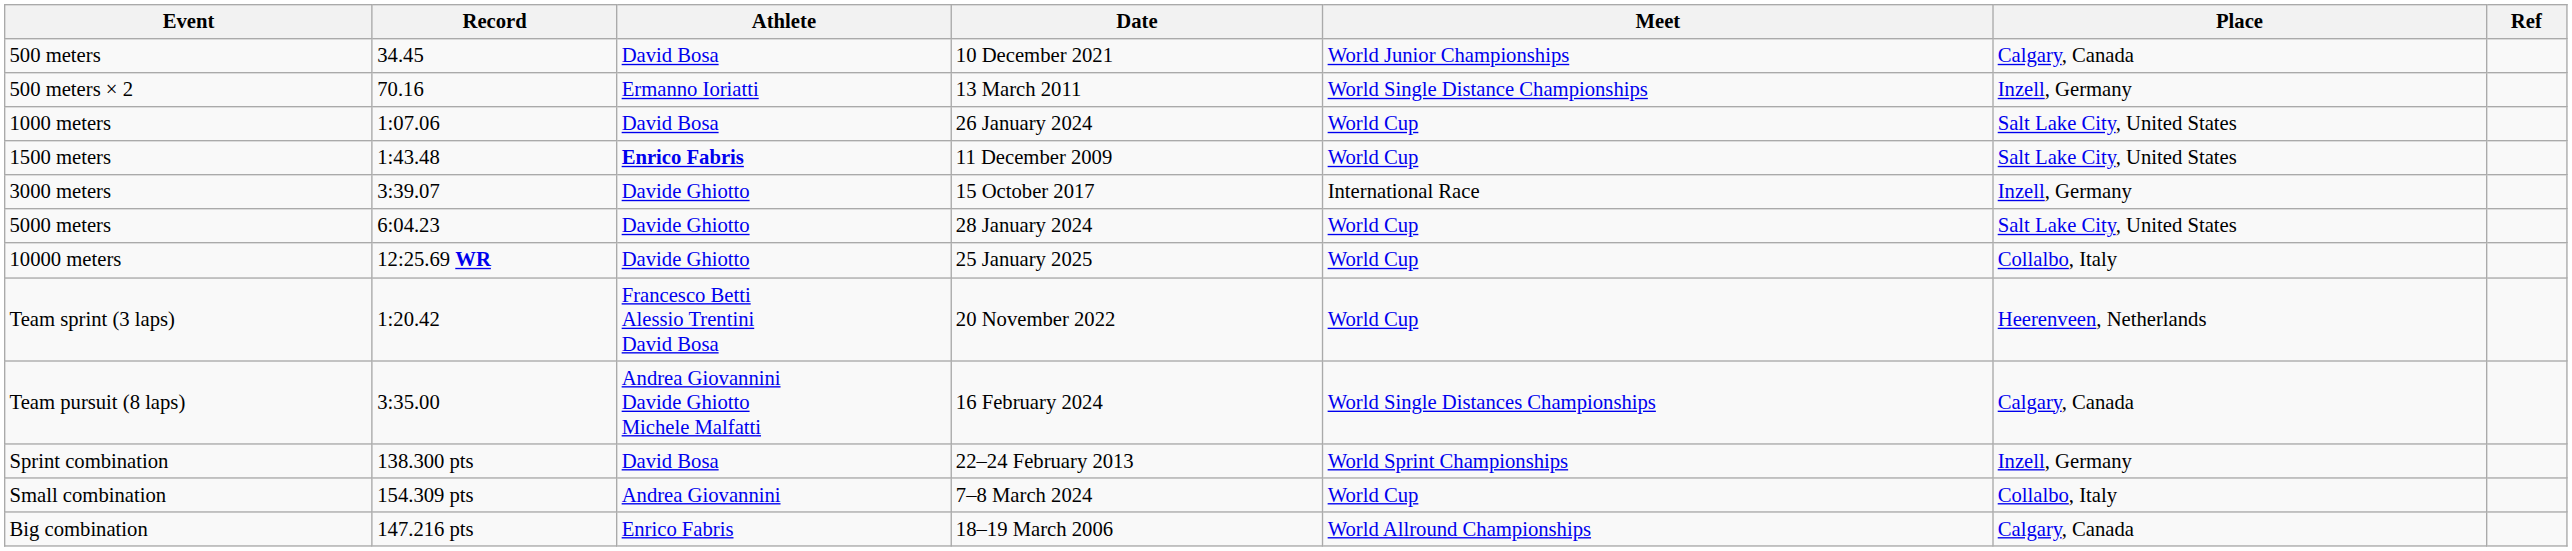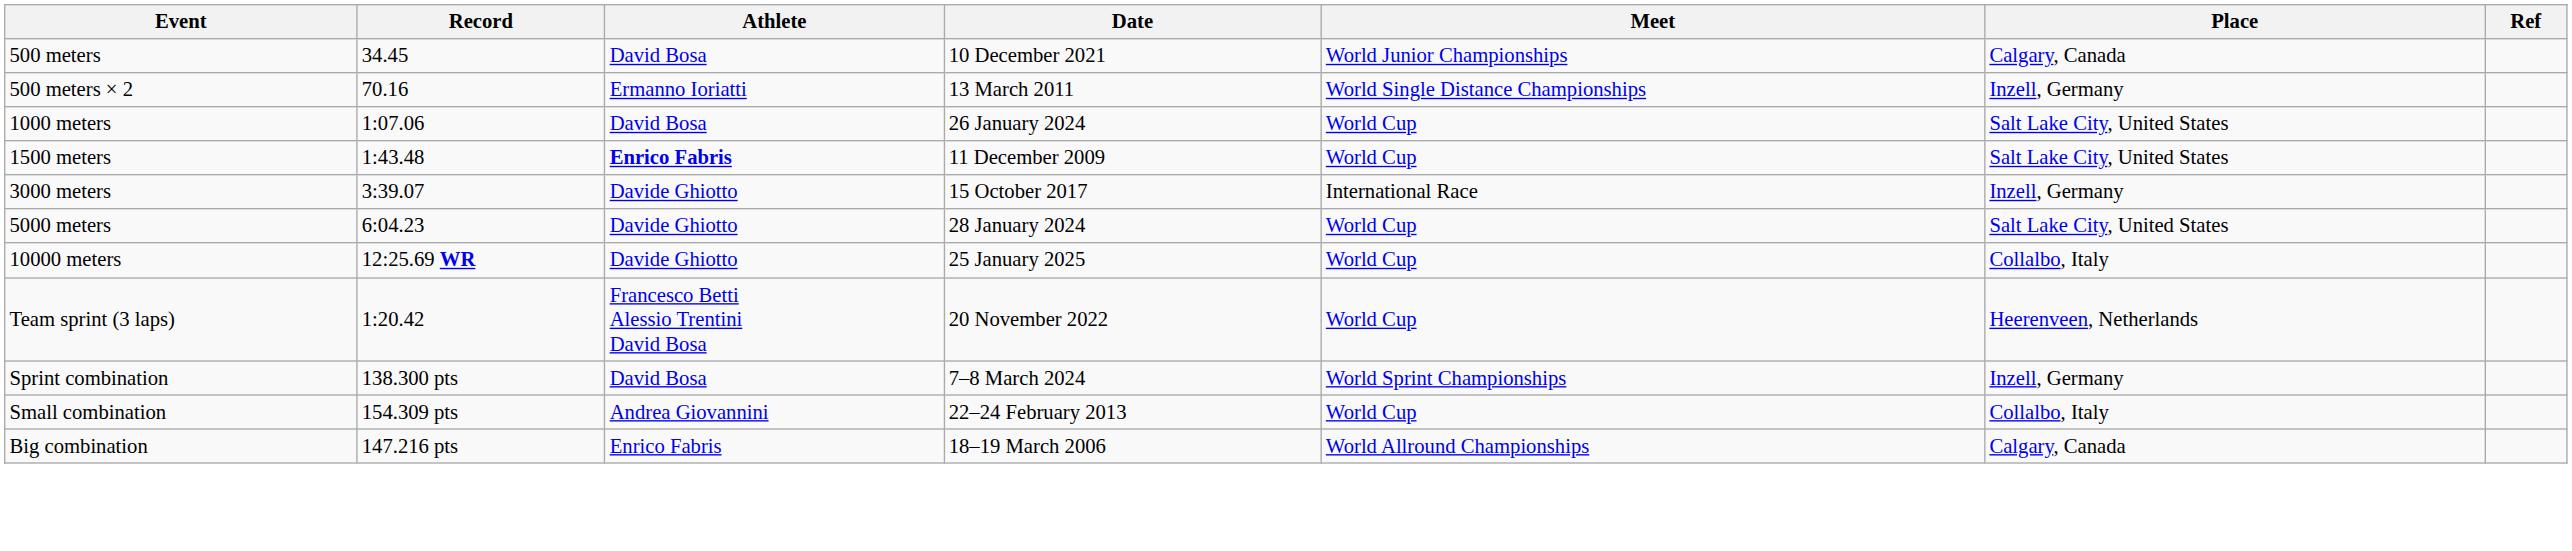- row: (97, 401)
(1045, 460) 22–24 February 2013 -> (1017, 377) 7–8 March 2024
(1024, 494) 7–8 March 2024 -> (1038, 411) 22–24 February 2013
